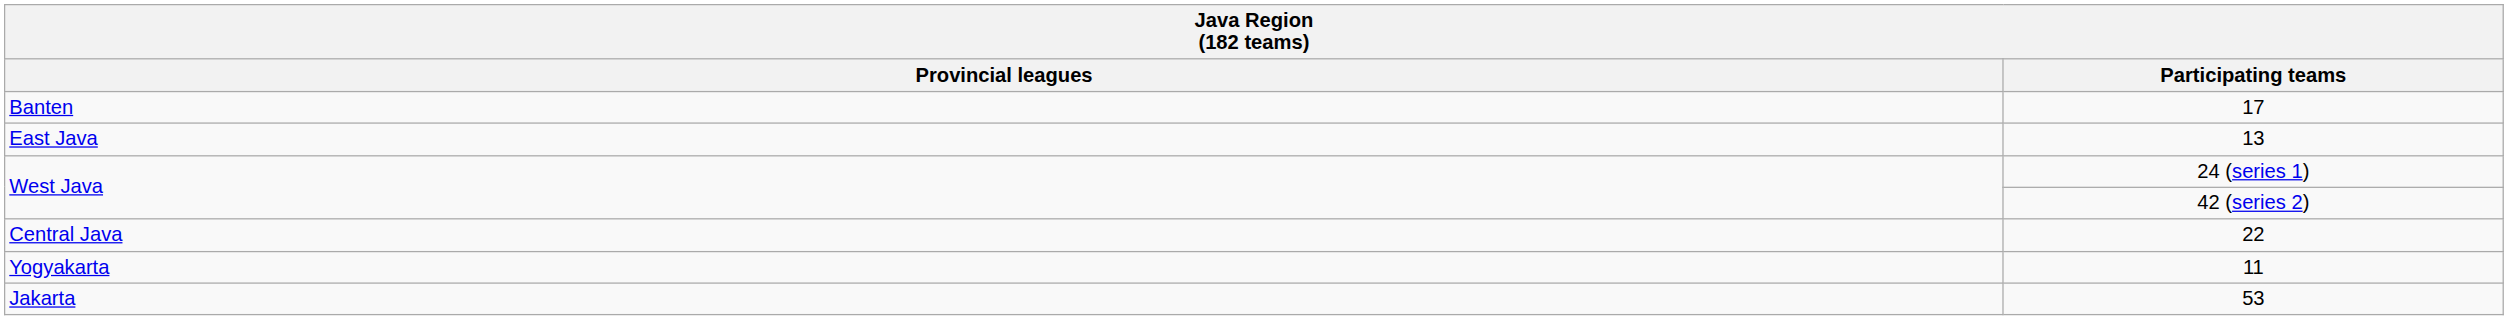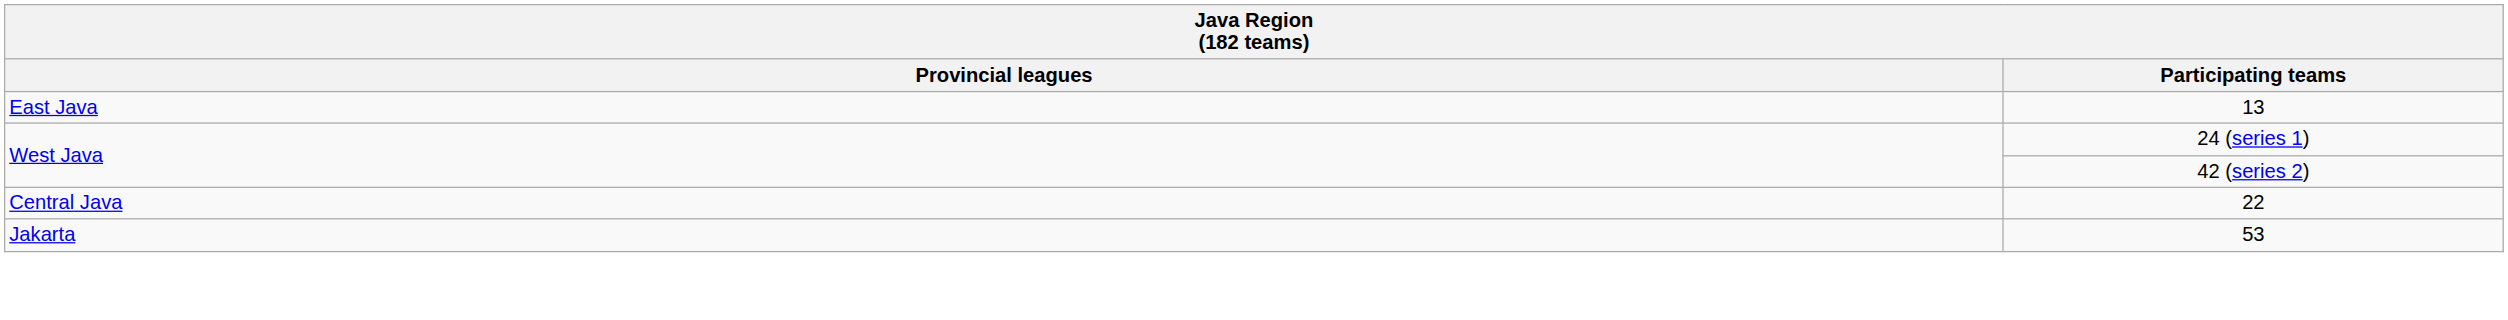- row: (2253, 107)
- row: (2253, 266)
